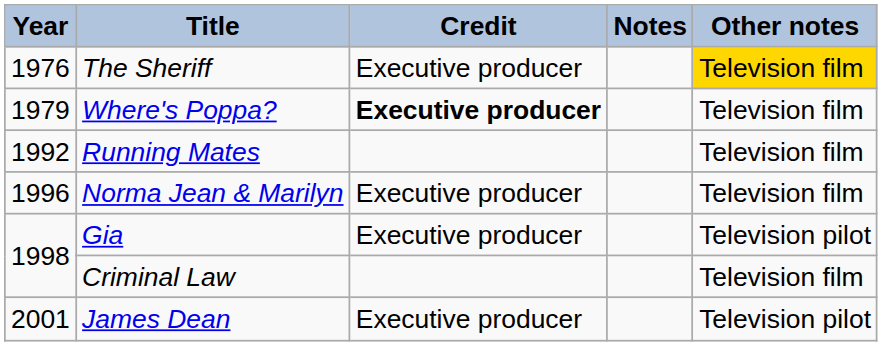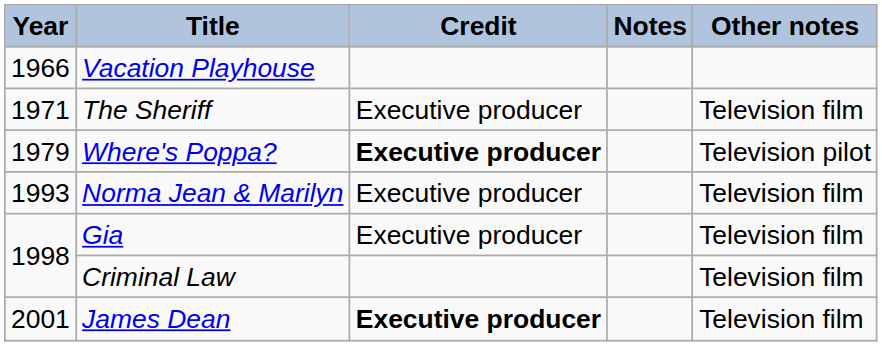+ row: (198, 68)
(40, 68) 1976 -> (40, 110) 1971
(781, 68) gold background -> (781, 110) no background
(781, 110) Television film -> (785, 152) Television pilot
- row: (171, 152)
(40, 193) 1996 -> (40, 193) 1993
(785, 235) Television pilot -> (781, 235) Television film
(469, 319) normal -> (478, 319) bold
(785, 319) Television pilot -> (781, 319) Television film
